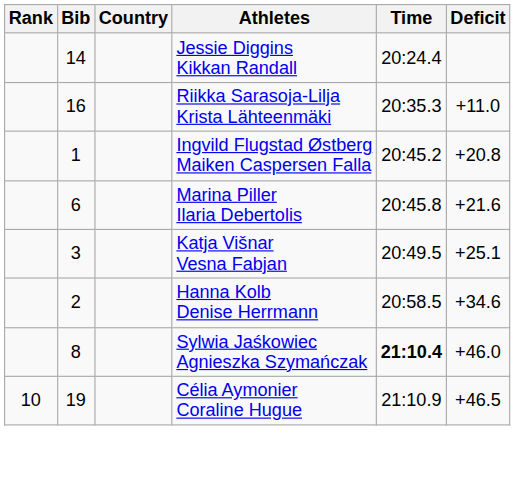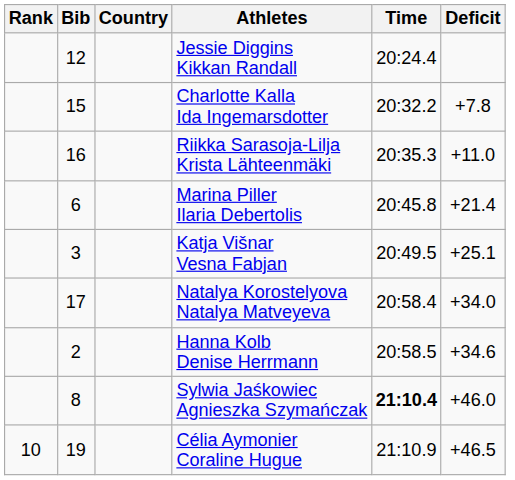(76, 57) 14 -> (76, 57) 12
+ row: (252, 106)
- row: (274, 155)
(478, 204) +21.6 -> (473, 204) +21.4
+ row: (262, 302)
